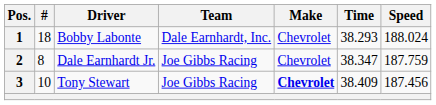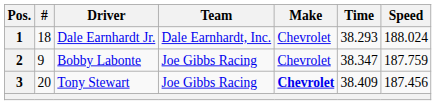(99, 38) Bobby Labonte -> (106, 38) Dale Earnhardt Jr.
(41, 60) 8 -> (41, 60) 9
(106, 60) Dale Earnhardt Jr. -> (99, 60) Bobby Labonte
(44, 82) 10 -> (44, 82) 20
